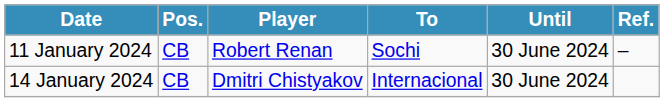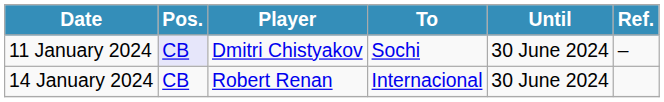(176, 50) no background -> (176, 50) lavender background
(272, 50) Robert Renan -> (287, 50) Dmitri Chistyakov
(287, 81) Dmitri Chistyakov -> (272, 81) Robert Renan
